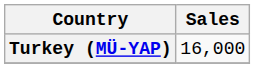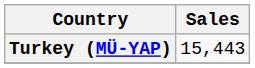(213, 49) 16,000 -> (213, 49) 15,443
